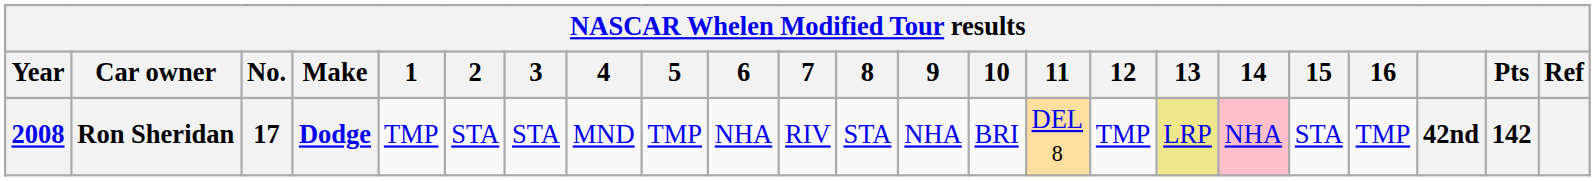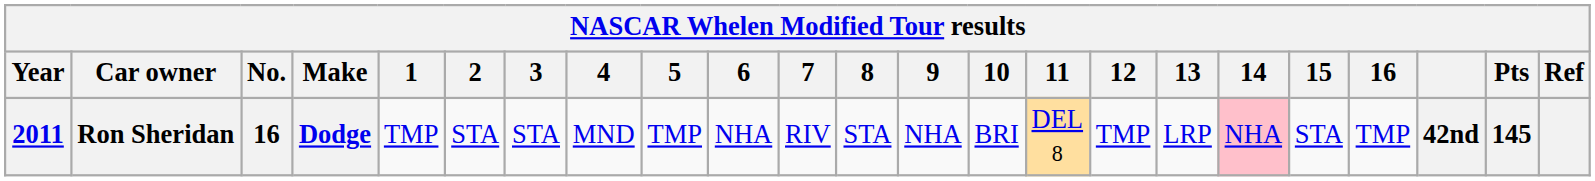(38, 135) 2008 -> (38, 135) 2011
(267, 135) 17 -> (267, 135) 16
(1188, 135) khaki background -> (1188, 135) no background
(1512, 135) 142 -> (1512, 135) 145
